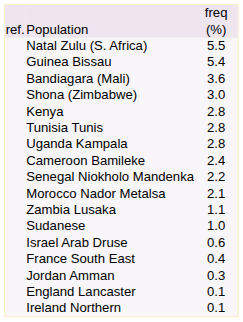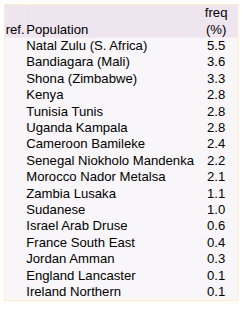- row: (69, 62)
(216, 95) 3.0 -> (216, 78) 3.3
